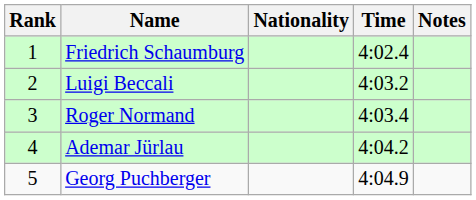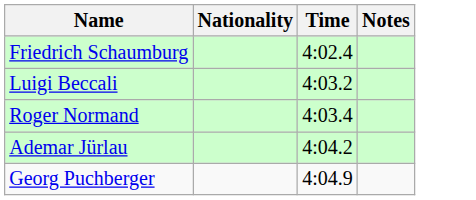- column: (33, 20)
